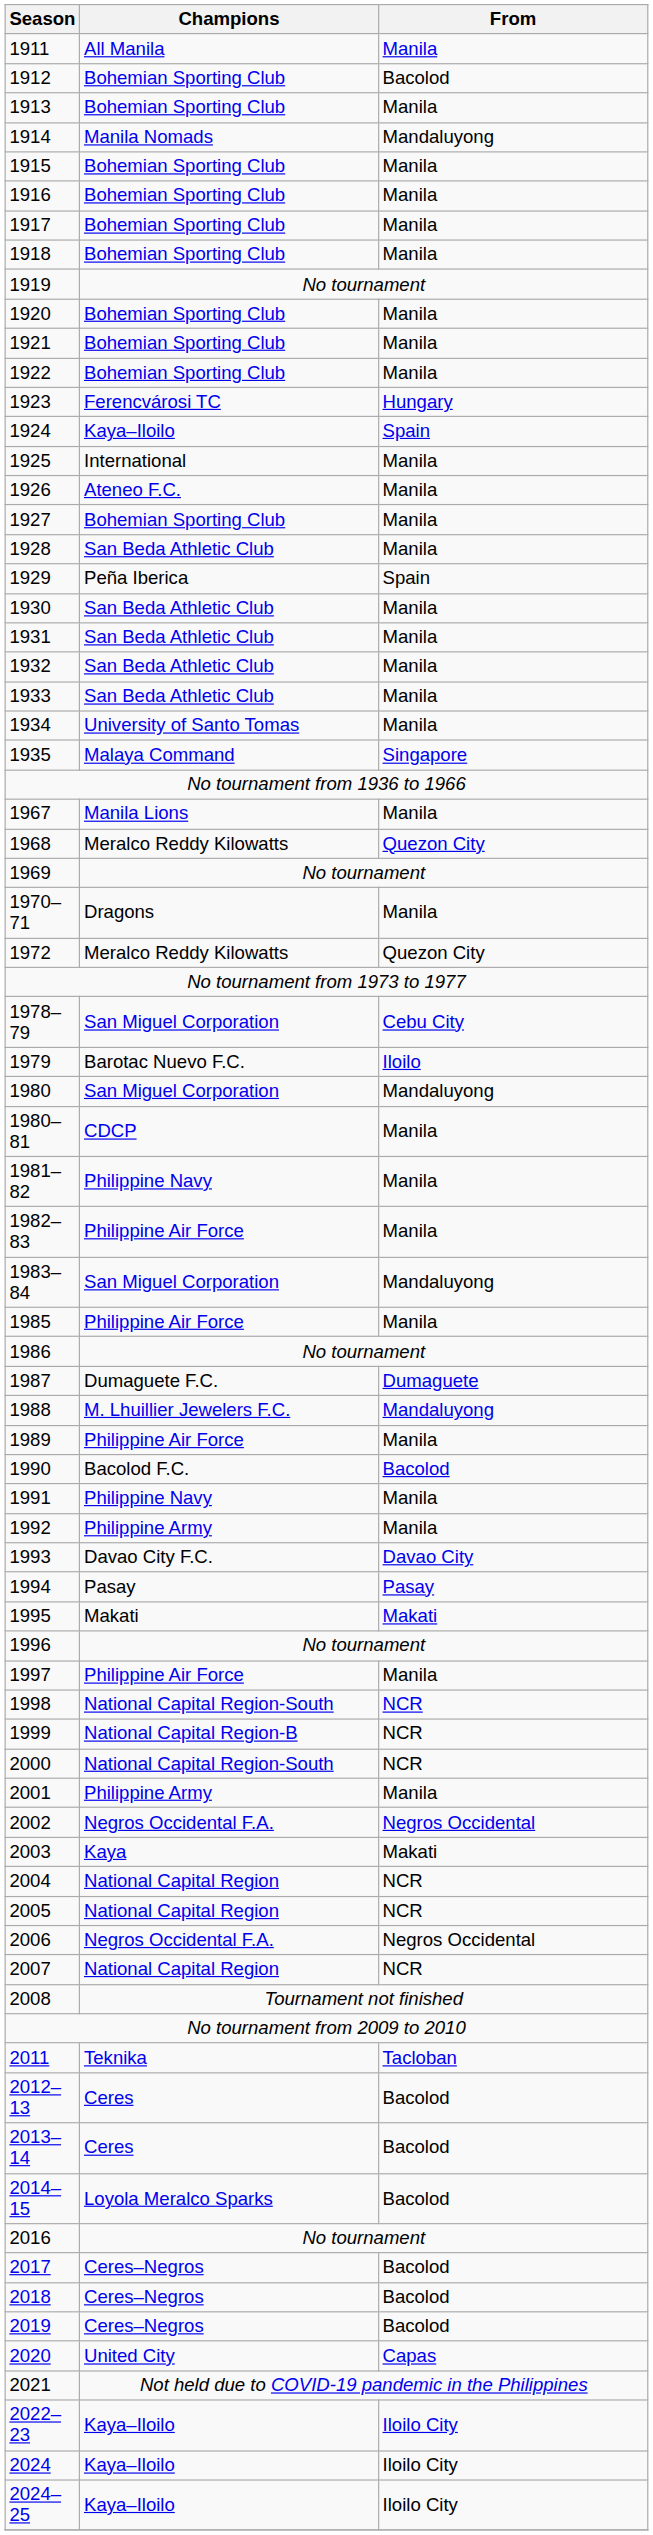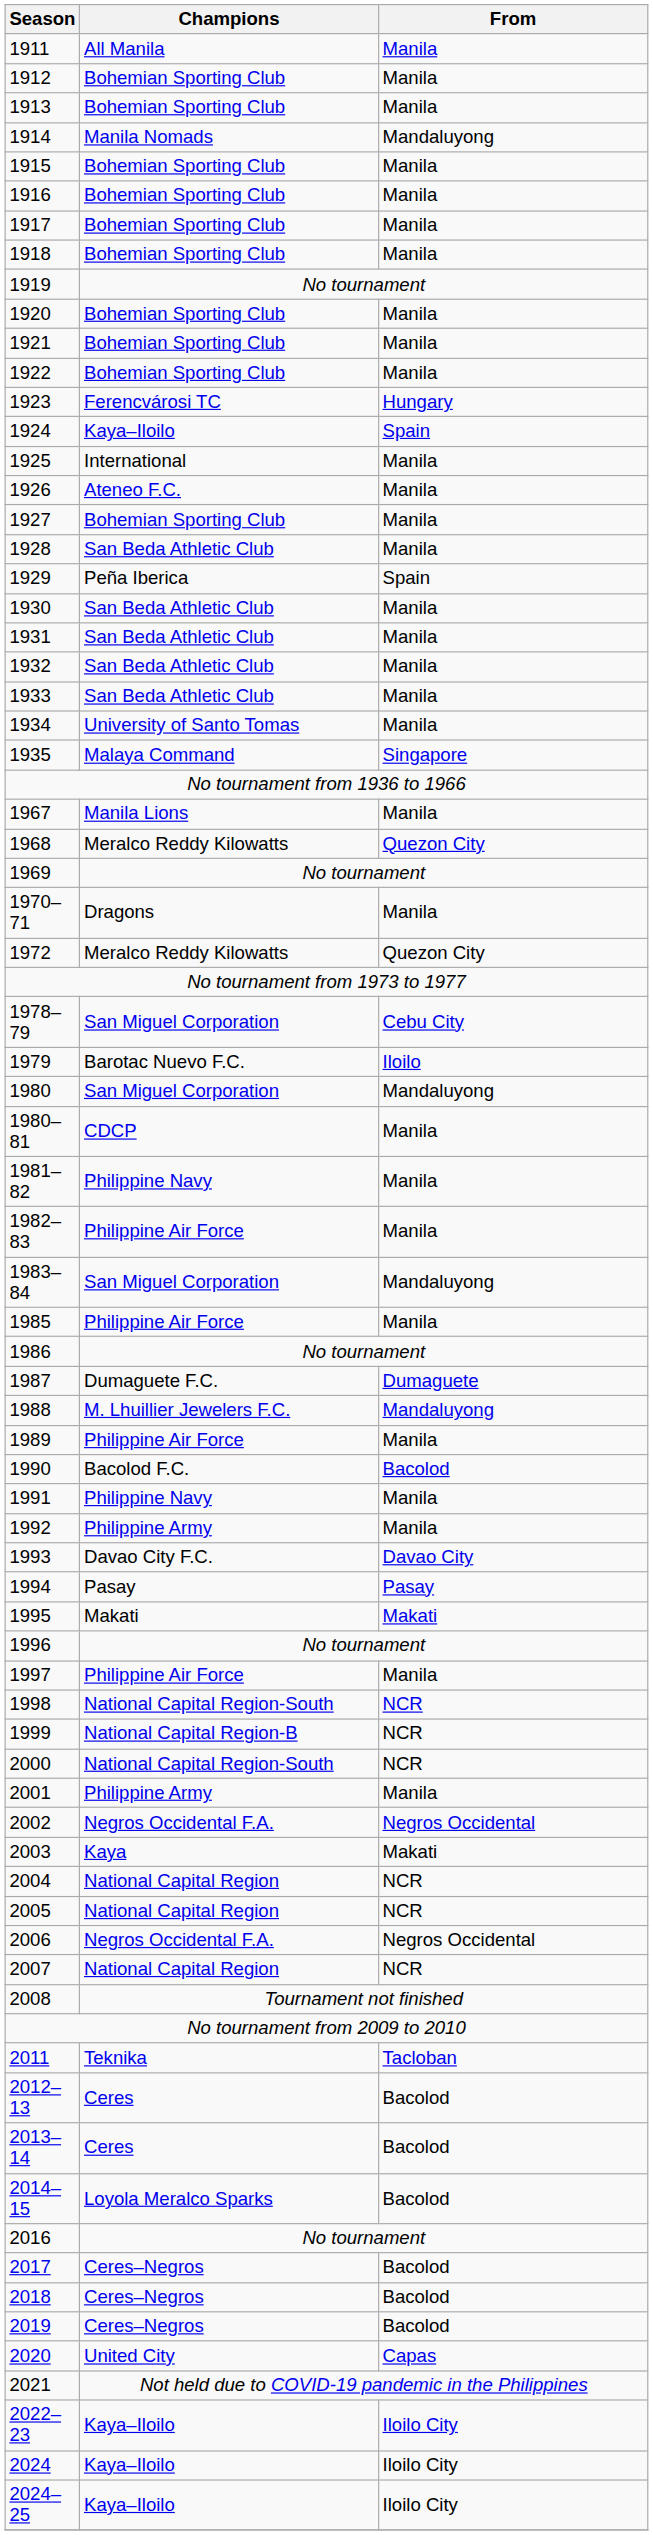(416, 78) Bacolod -> (410, 78) Manila
